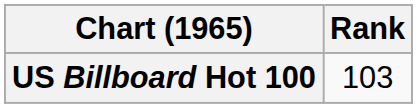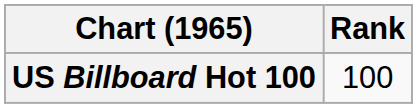(368, 77) 103 -> (368, 77) 100
